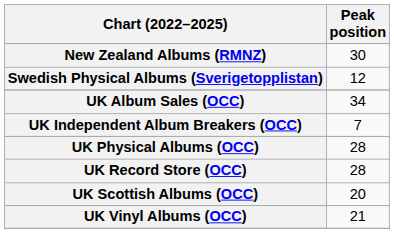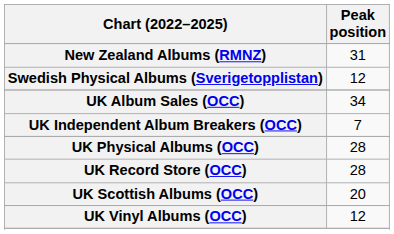(358, 55) 30 -> (358, 55) 31
(358, 217) 21 -> (358, 217) 12
